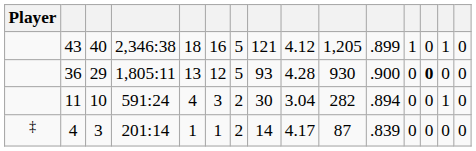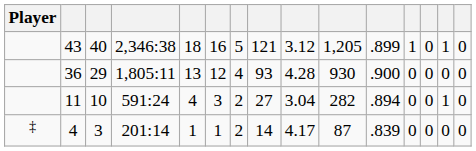(300, 45) 4.12 -> (300, 45) 3.12
(239, 73) 5 -> (239, 73) 4
(429, 73) bold -> (429, 73) normal
(264, 100) 30 -> (264, 100) 27
